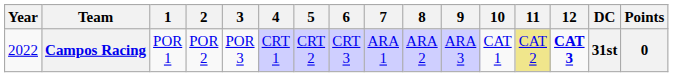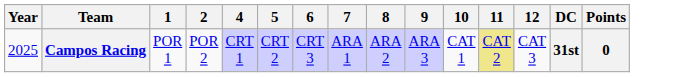- column: (240, 16)
(23, 49) 2022 -> (23, 49) 2025
(569, 49) bold -> (532, 49) normal
